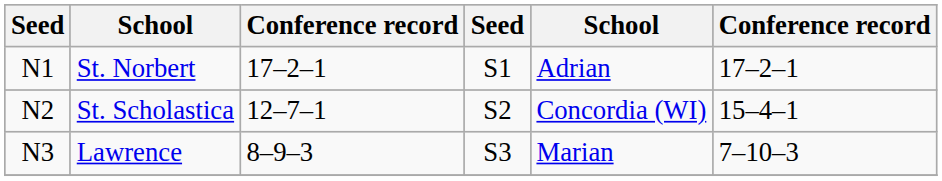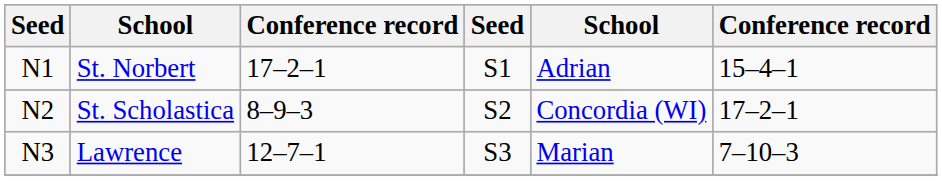(759, 68) 17–2–1 -> (759, 68) 15–4–1
(286, 110) 12–7–1 -> (280, 110) 8–9–3
(759, 110) 15–4–1 -> (759, 110) 17–2–1
(280, 152) 8–9–3 -> (286, 152) 12–7–1
